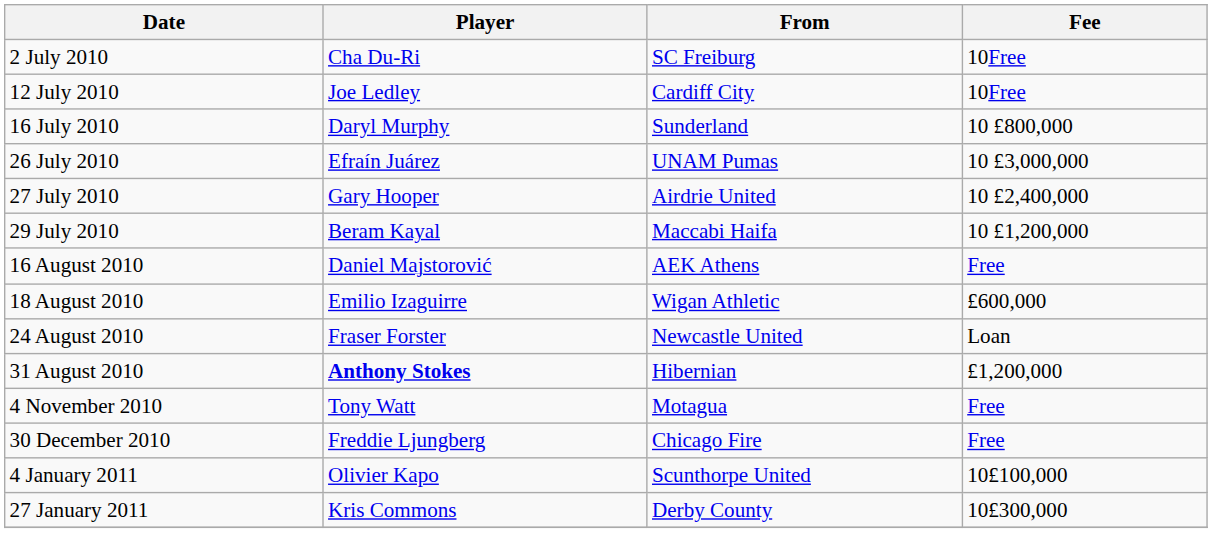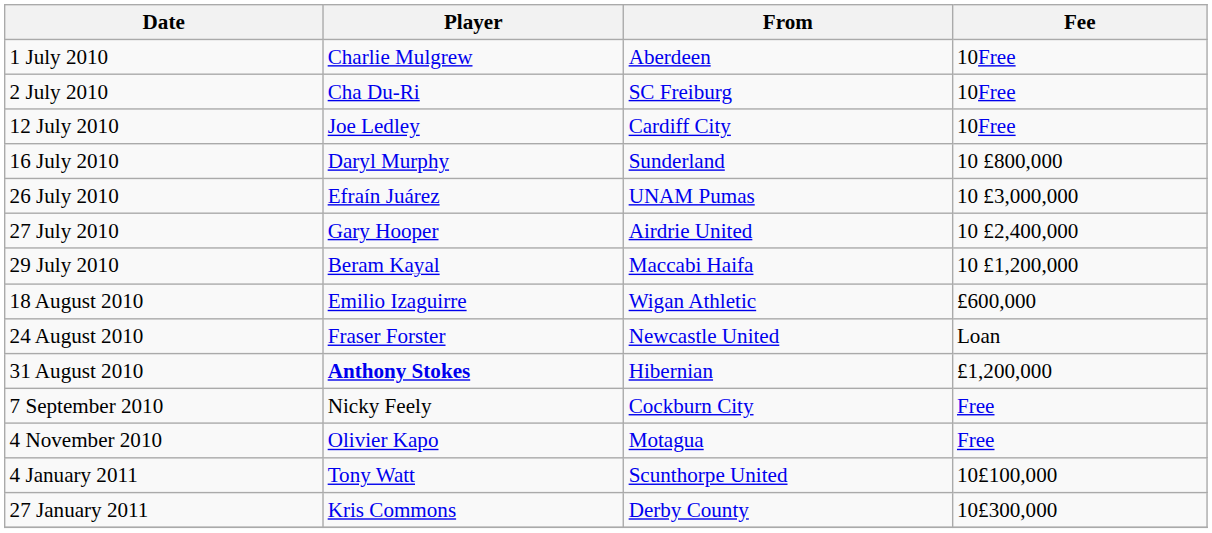+ row: (59, 56)
- row: (76, 265)
+ row: (86, 405)
(372, 405) Tony Watt -> (383, 440) Olivier Kapo
- row: (90, 440)
(383, 474) Olivier Kapo -> (371, 474) Tony Watt
